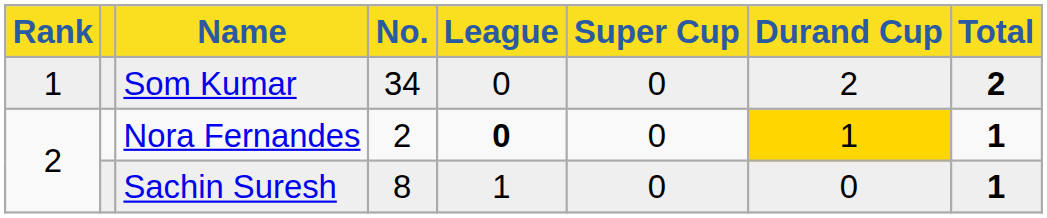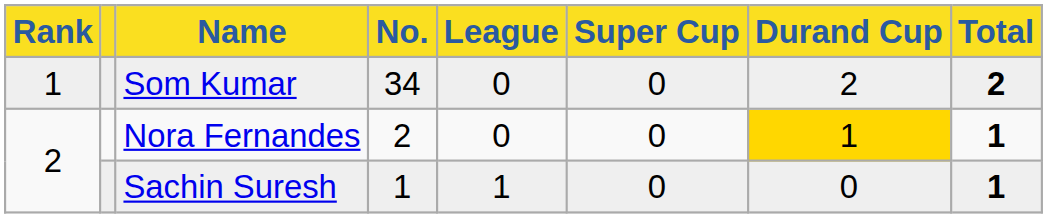(501, 135) bold -> (501, 135) normal
(402, 187) 8 -> (402, 187) 1
